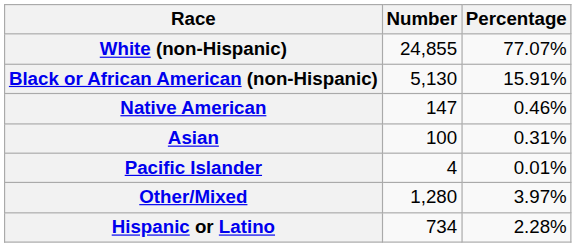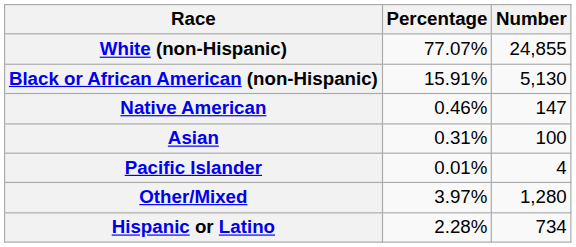columns swapped: (422, 19) <-> (516, 19)
